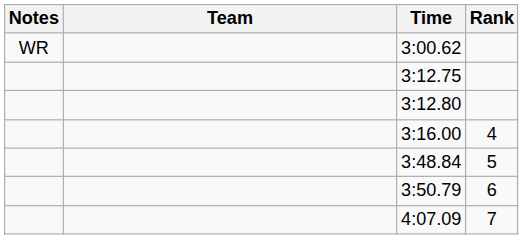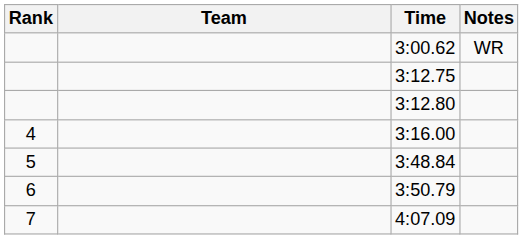columns swapped: (492, 18) <-> (34, 18)
